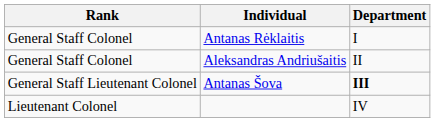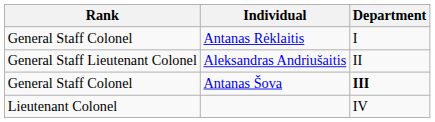(70, 60) General Staff Colonel -> (102, 60) General Staff Lieutenant Colonel
(102, 83) General Staff Lieutenant Colonel -> (70, 83) General Staff Colonel
